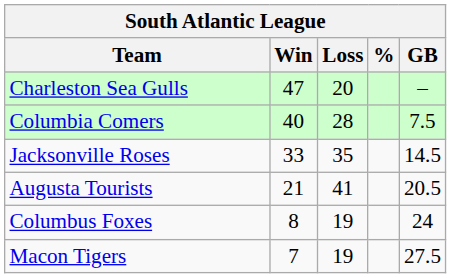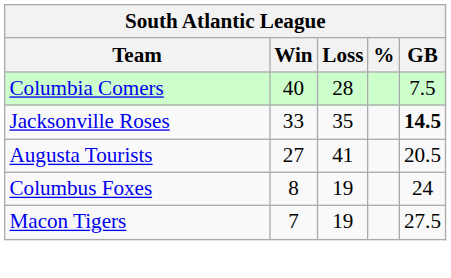- row: (99, 88)
(422, 155) normal -> (422, 121) bold
(293, 188) 21 -> (293, 155) 27
